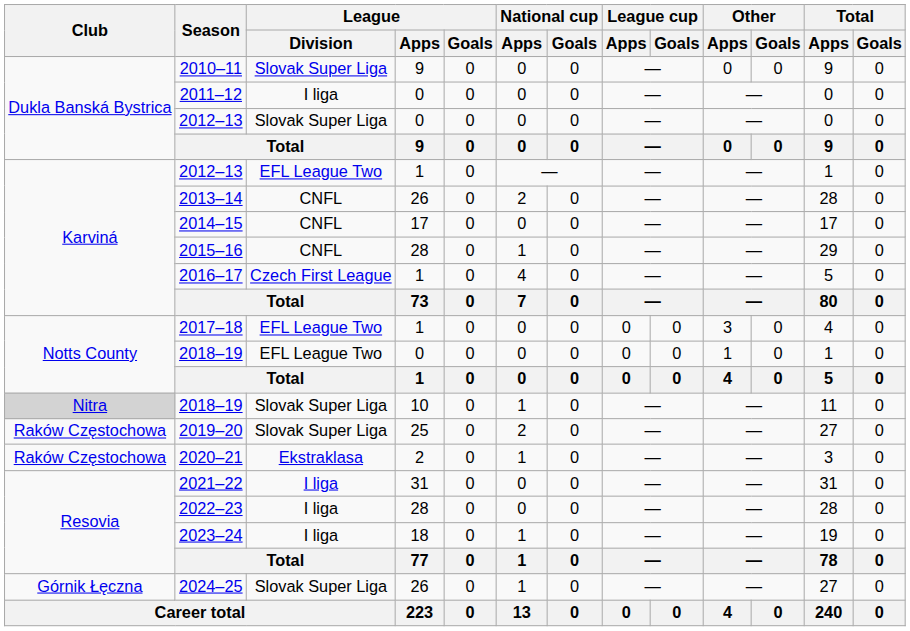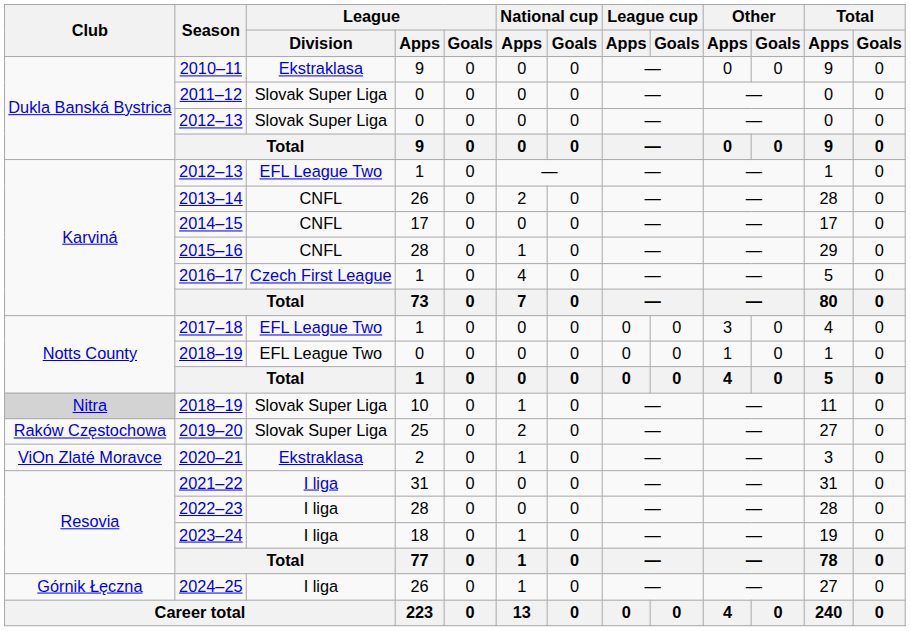(321, 69) Slovak Super Liga -> (321, 69) Ekstraklasa
(321, 95) I liga -> (321, 95) Slovak Super Liga
(90, 457) Raków Częstochowa -> (90, 457) ViOn Zlaté Moravce
(321, 586) Slovak Super Liga -> (321, 586) I liga
